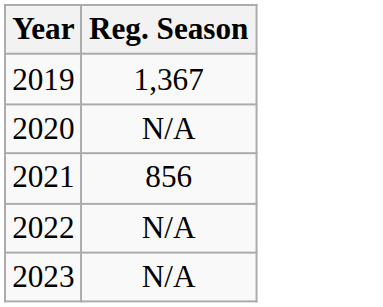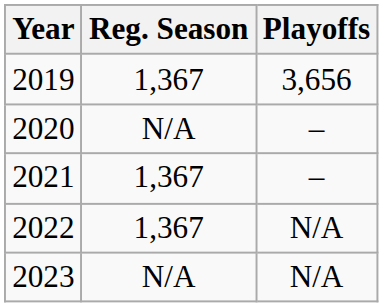+ column: (317, 29)
(169, 177) 856 -> (169, 177) 1,367
(169, 227) N/A -> (169, 227) 1,367
